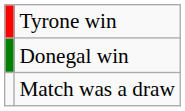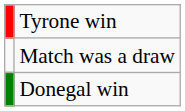rows swapped: (74, 55) <-> (97, 88)
